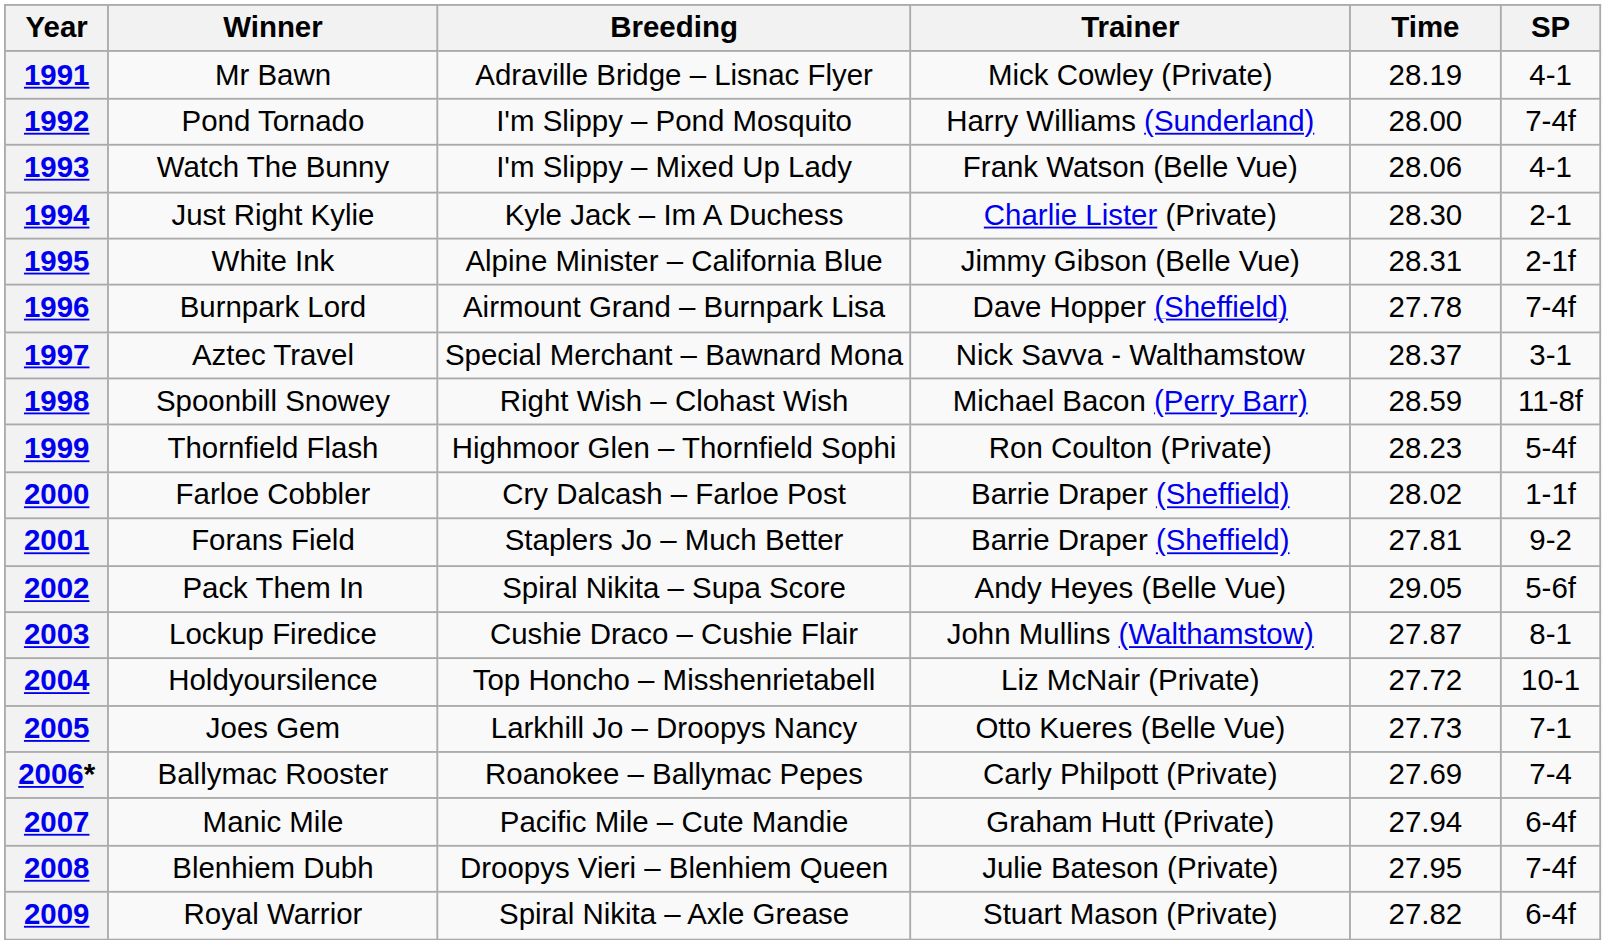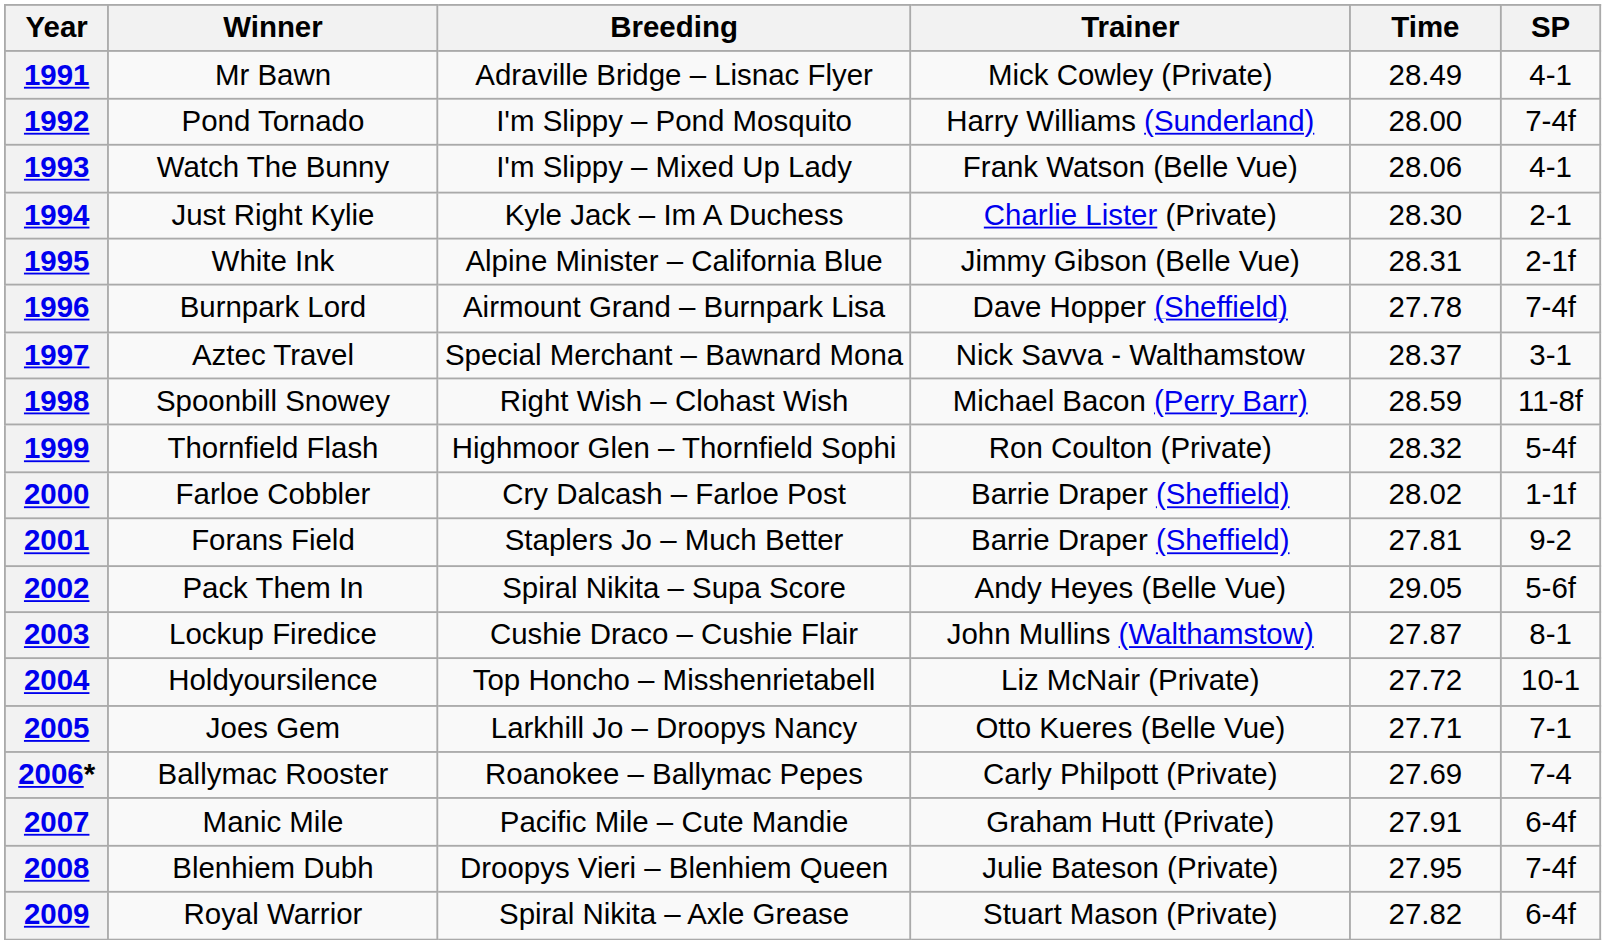(1425, 74) 28.19 -> (1425, 74) 28.49
(1425, 448) 28.23 -> (1425, 448) 28.32
(1425, 728) 27.73 -> (1425, 728) 27.71
(1425, 821) 27.94 -> (1425, 821) 27.91
